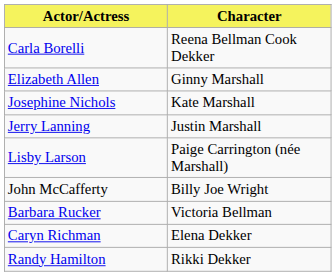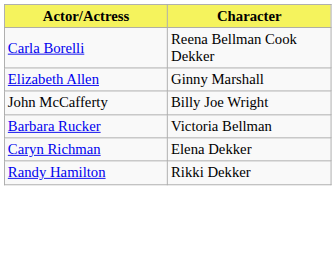- row: (62, 102)
- row: (49, 126)
- row: (47, 157)
